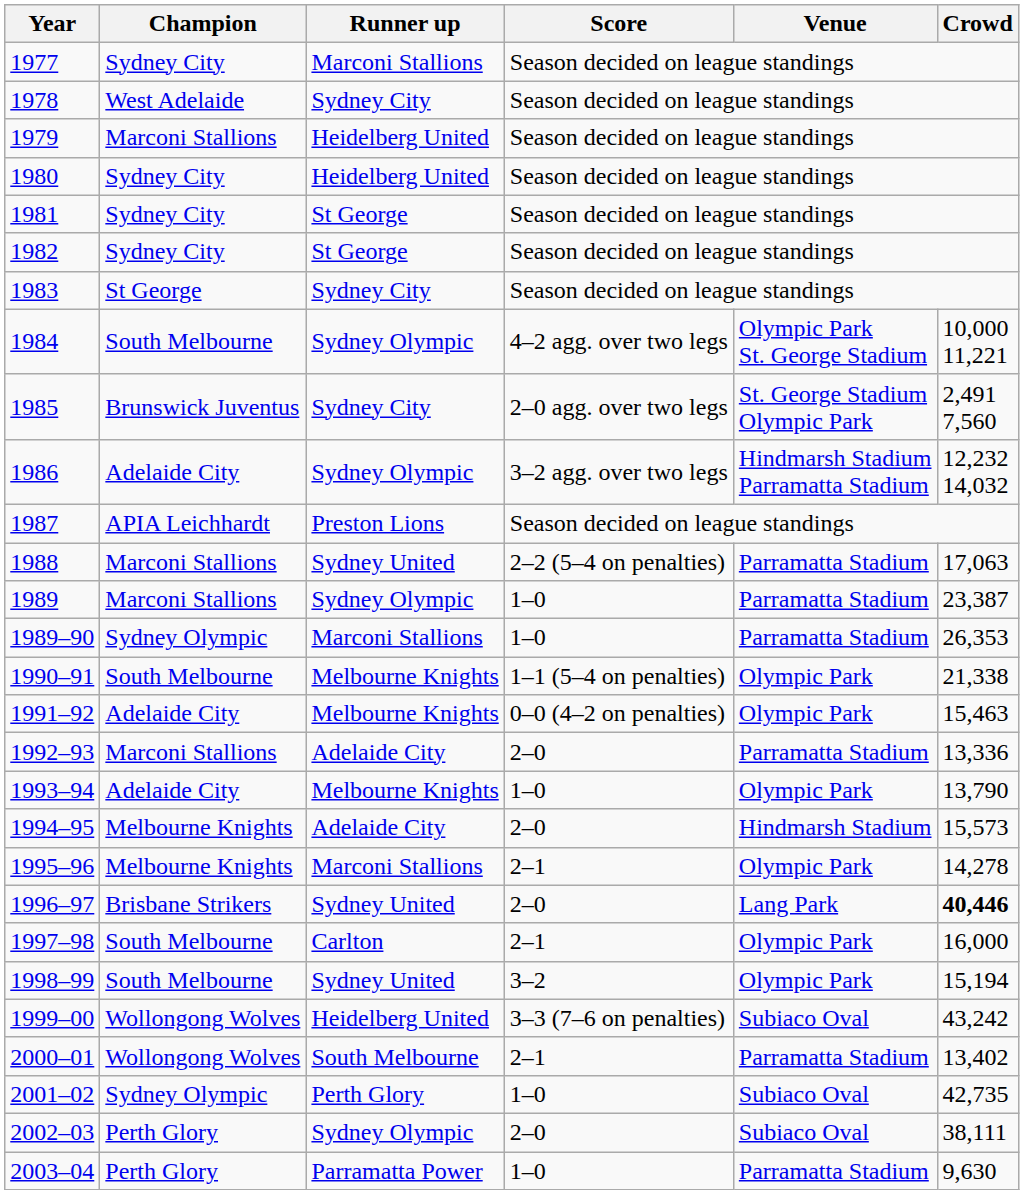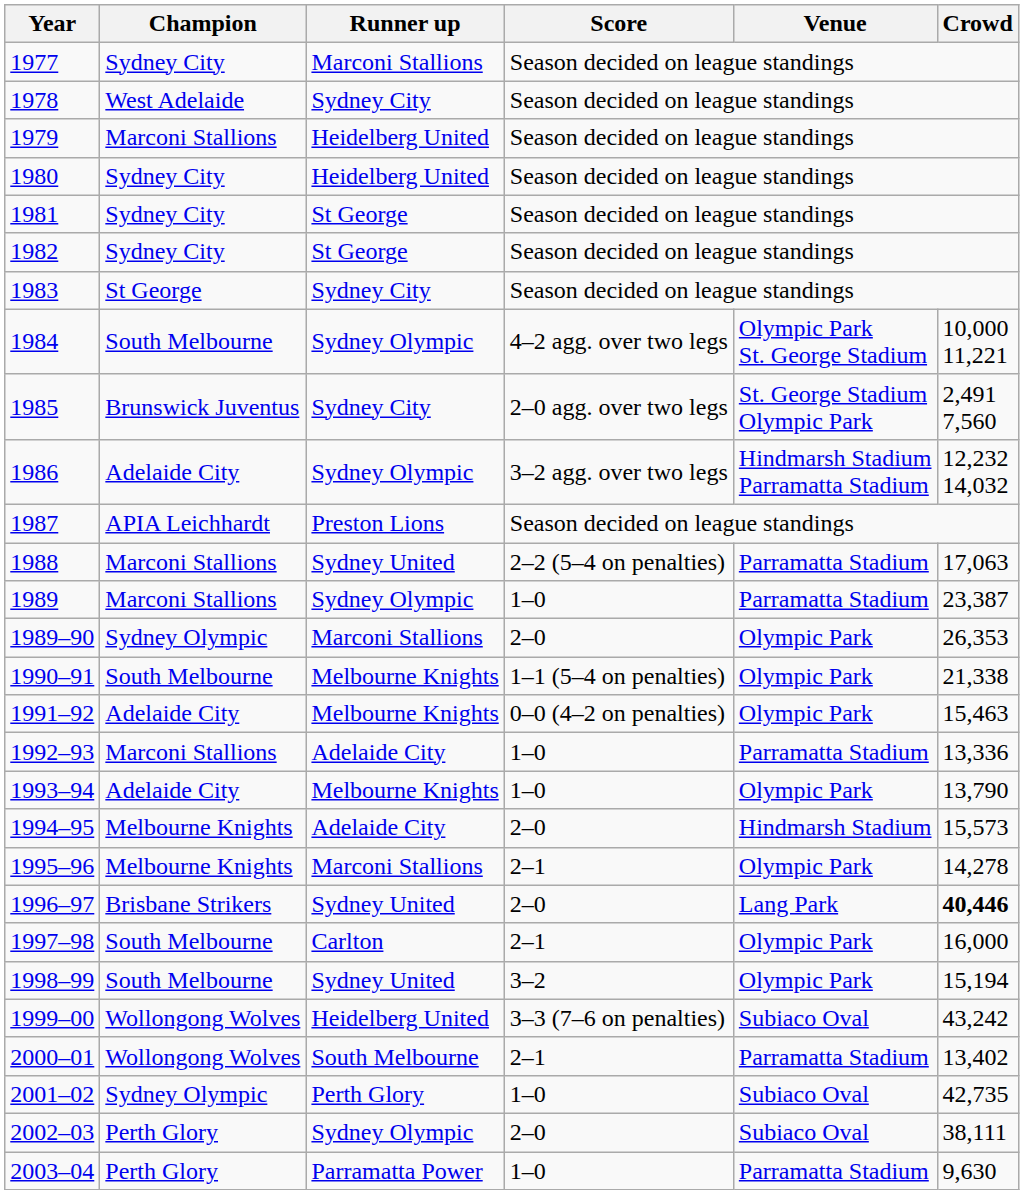(528, 637) 1–0 -> (528, 637) 2–0
(834, 637) Parramatta Stadium -> (806, 637) Olympic Park
(528, 751) 2–0 -> (528, 751) 1–0
